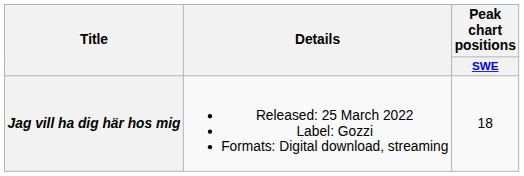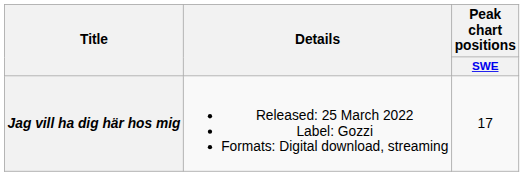(485, 123) 18 -> (485, 123) 17
